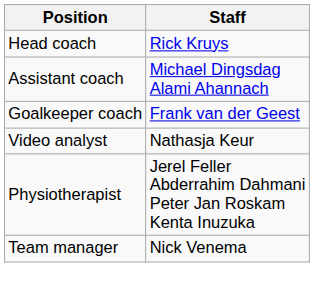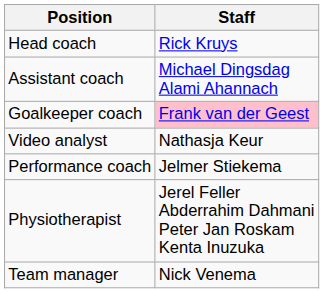(225, 114) no background -> (234, 114) pink background
+ row: (80, 166)
